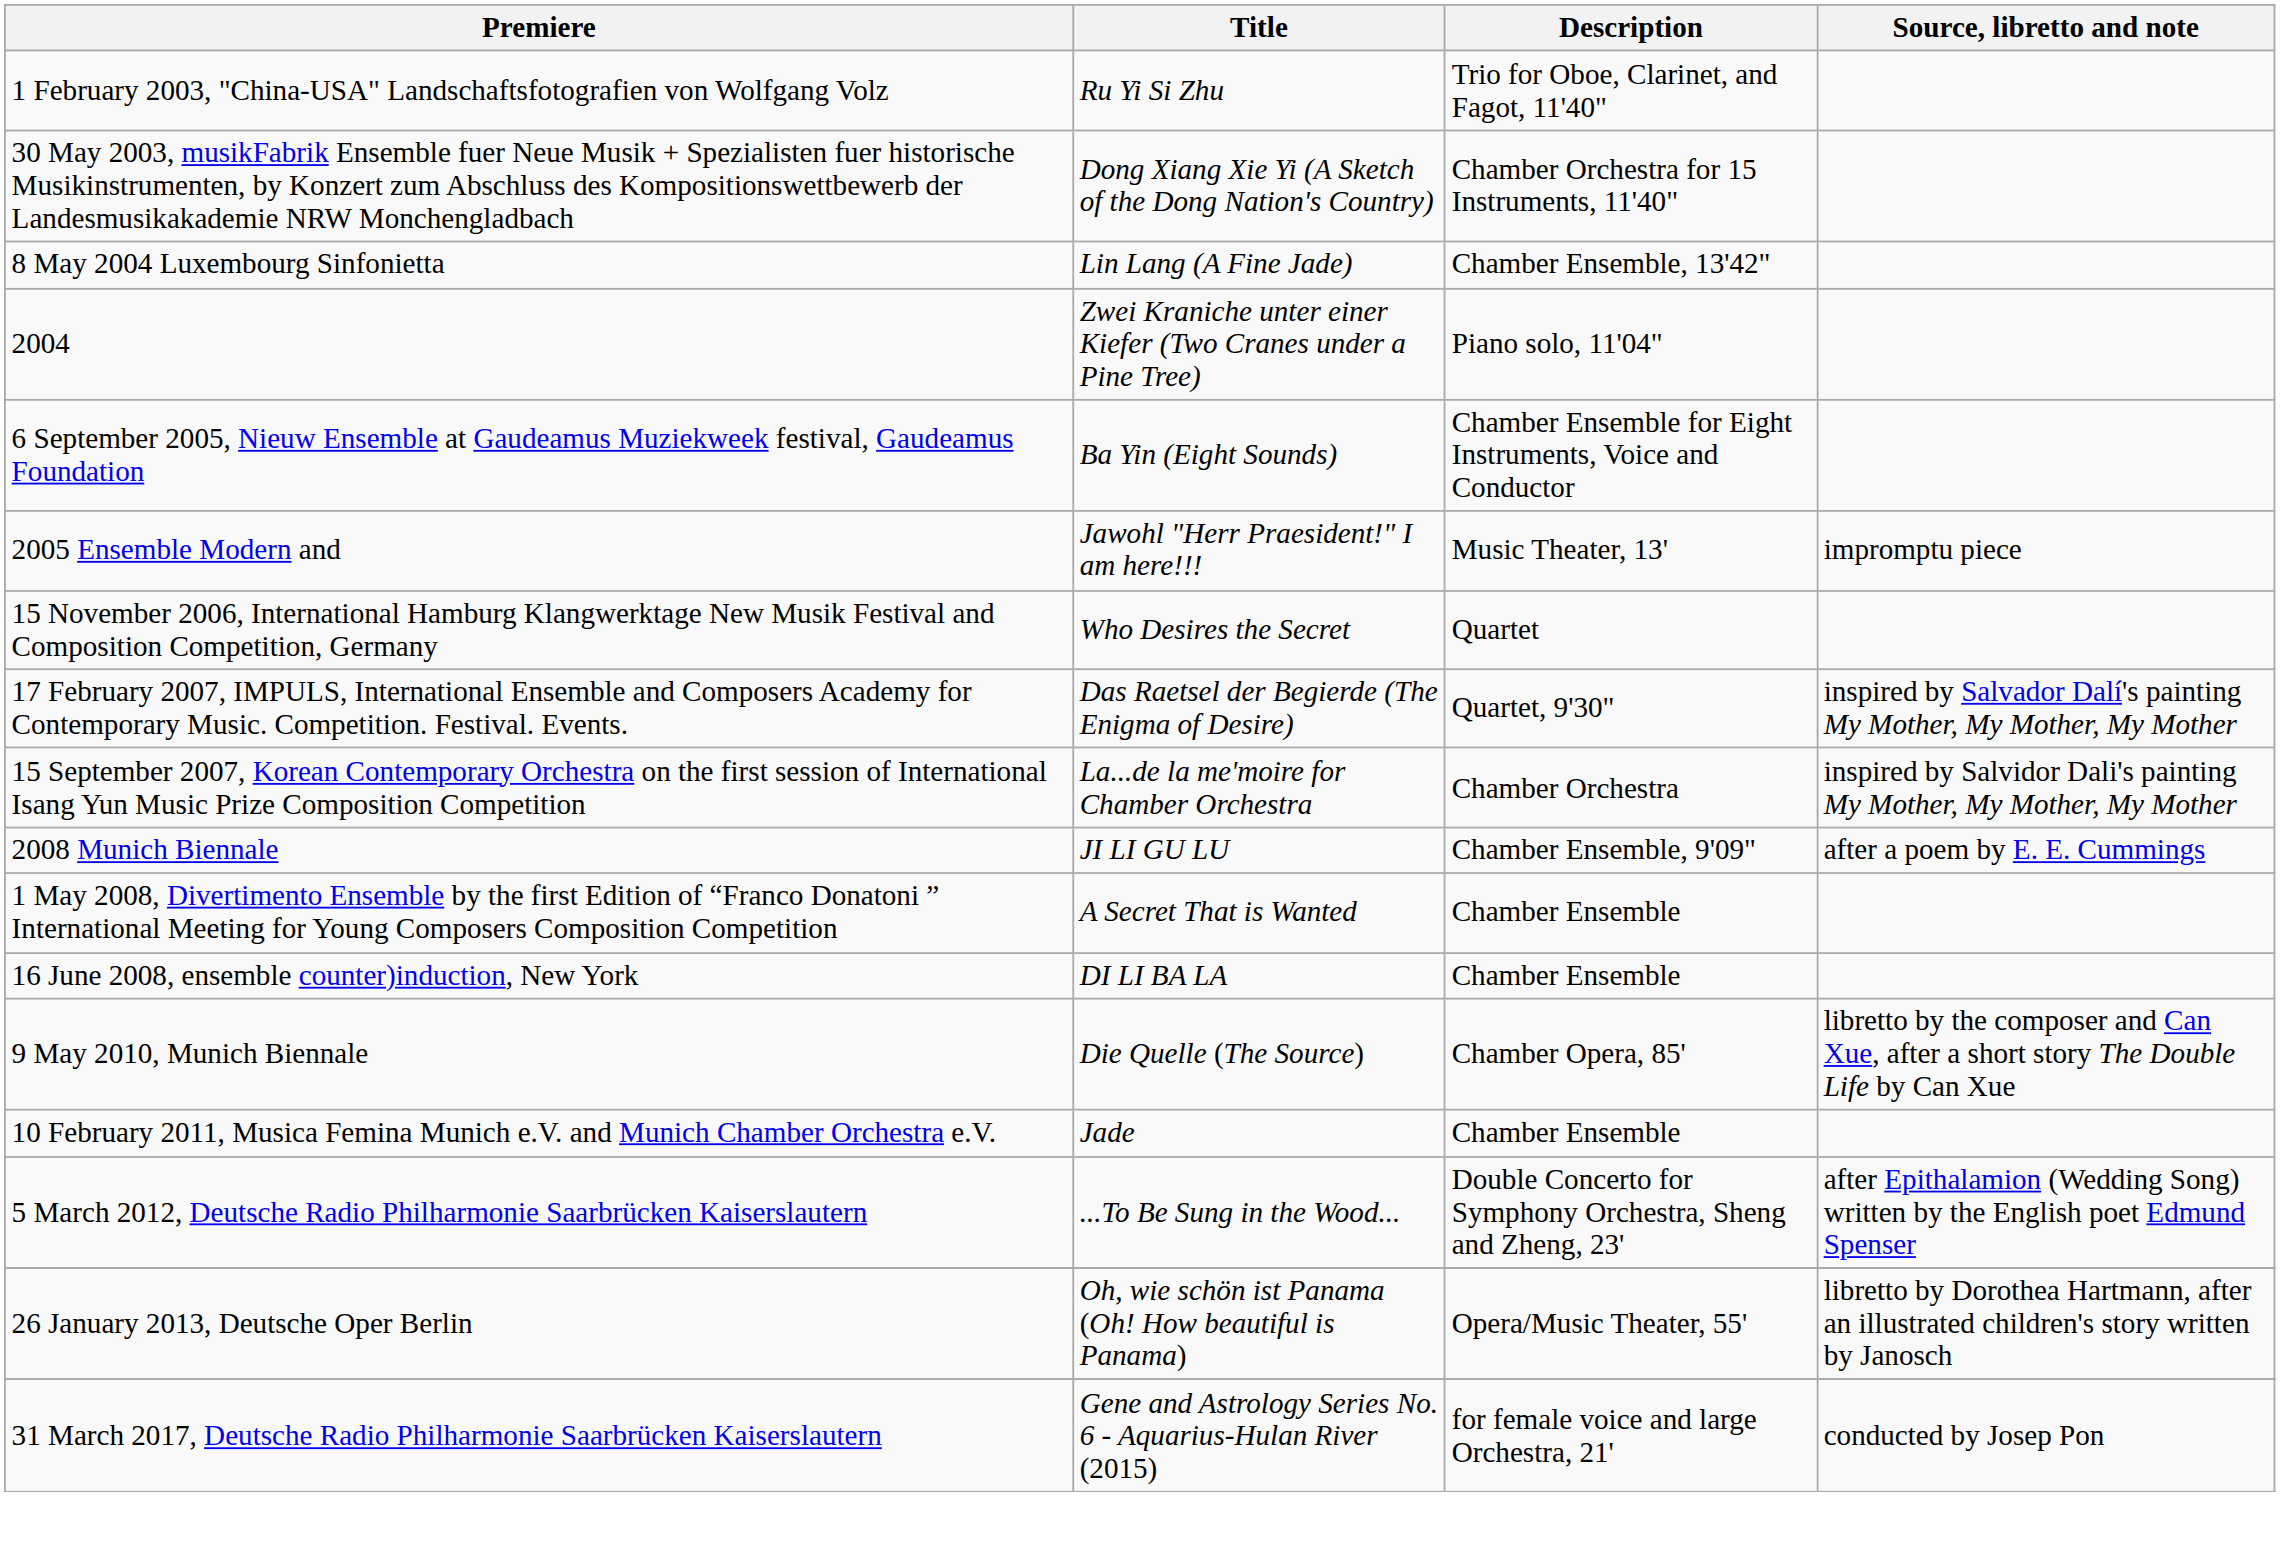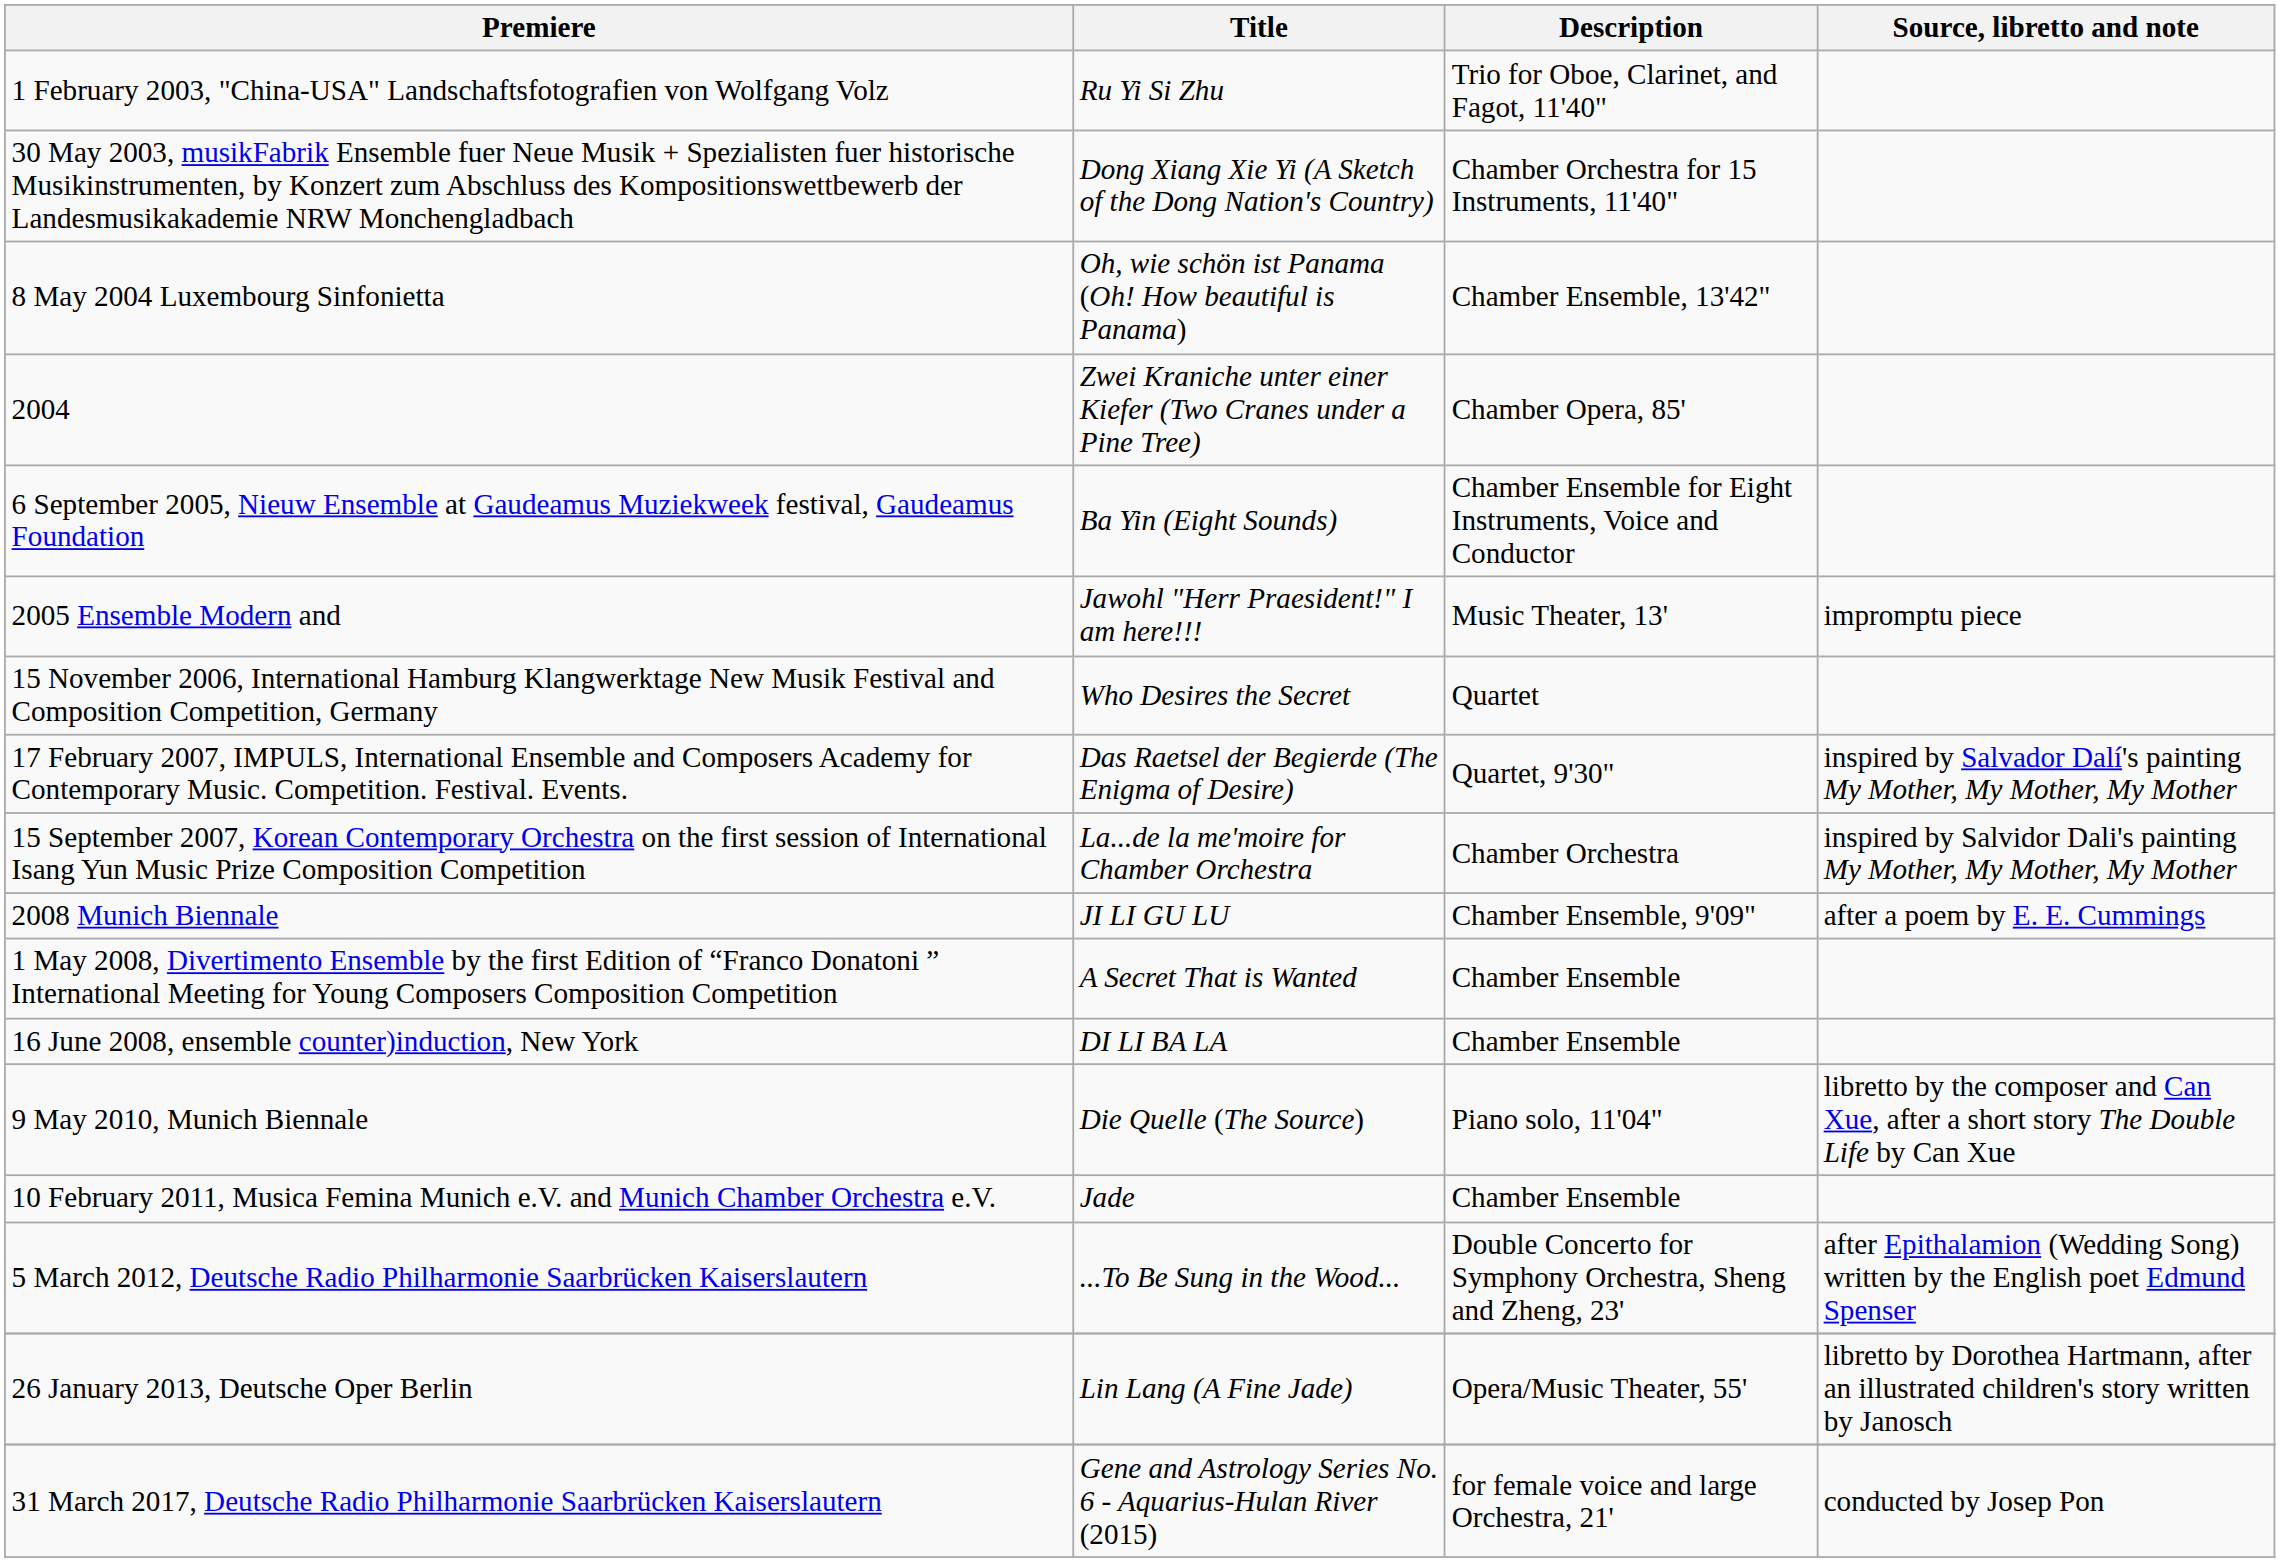(1216, 264) Lin Lang (A Fine Jade) -> (1232, 297) Oh, wie schön ist Panama (Oh! How beautiful is Panama)
(1557, 343) Piano solo, 11'04" -> (1569, 408) Chamber Opera, 85'
(1569, 1053) Chamber Opera, 85' -> (1557, 1119) Piano solo, 11'04"
(1232, 1323) Oh, wie schön ist Panama (Oh! How beautiful is Panama) -> (1216, 1388) Lin Lang (A Fine Jade)
